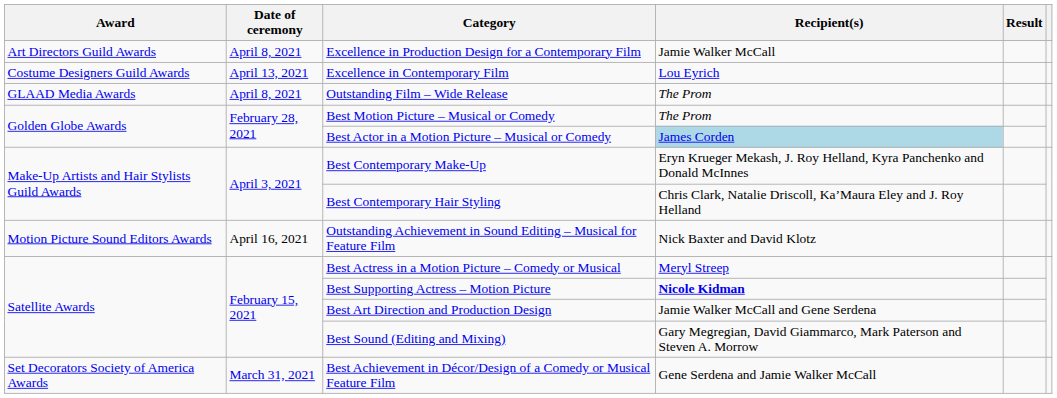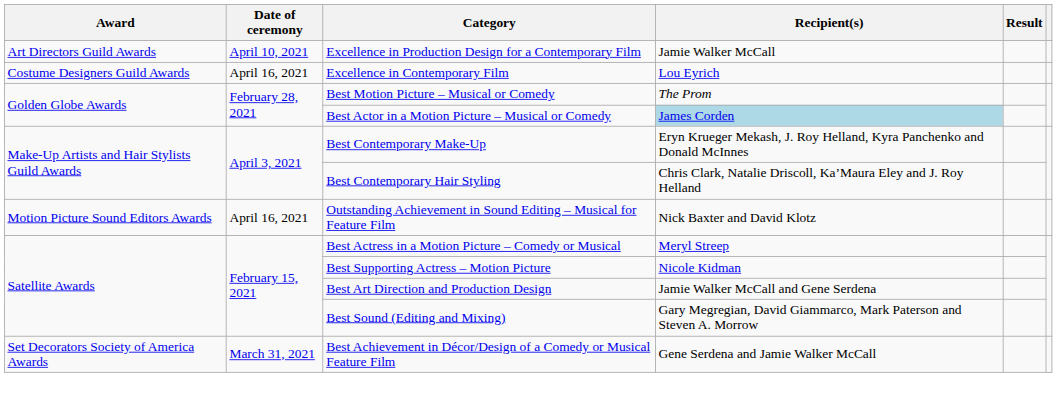(265, 51) April 8, 2021 -> (269, 51) April 10, 2021
(269, 72) April 13, 2021 -> (269, 72) April 16, 2021
- row: (417, 94)
(702, 288) bold -> (700, 267) normal
